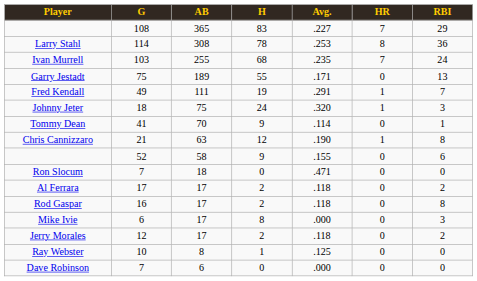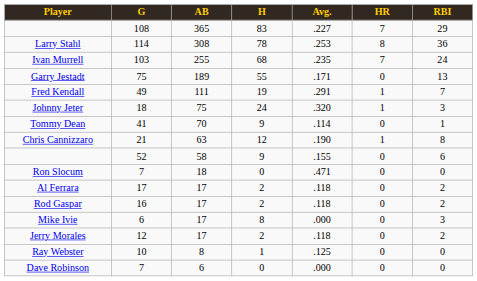(442, 204) 8 -> (442, 204) 2
